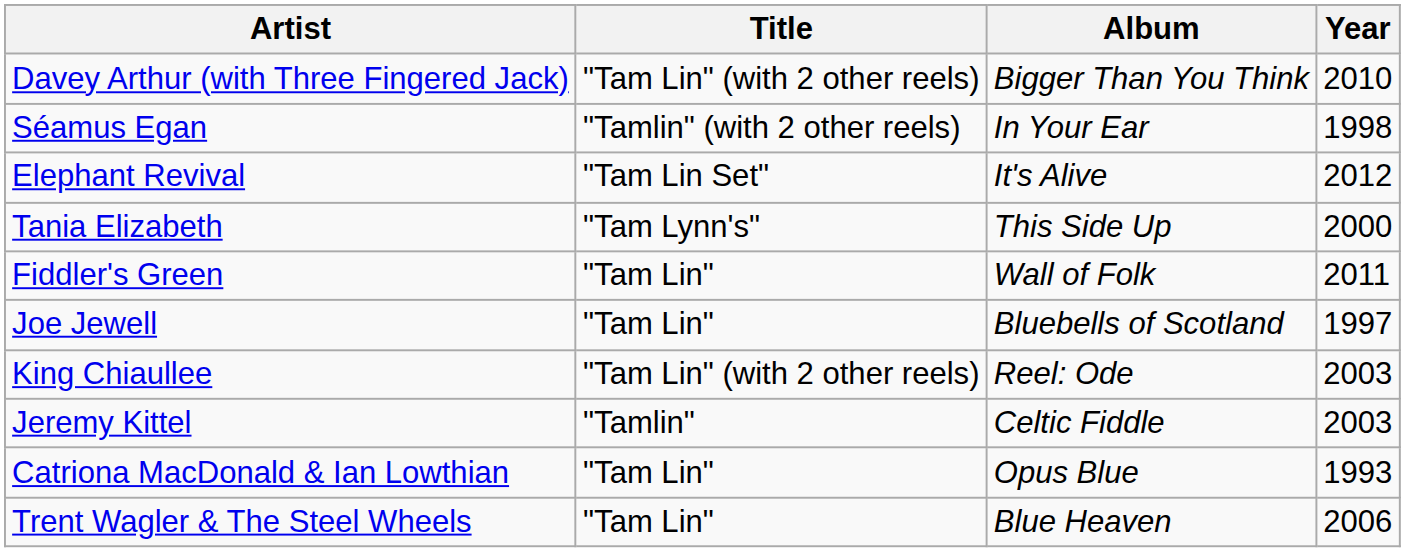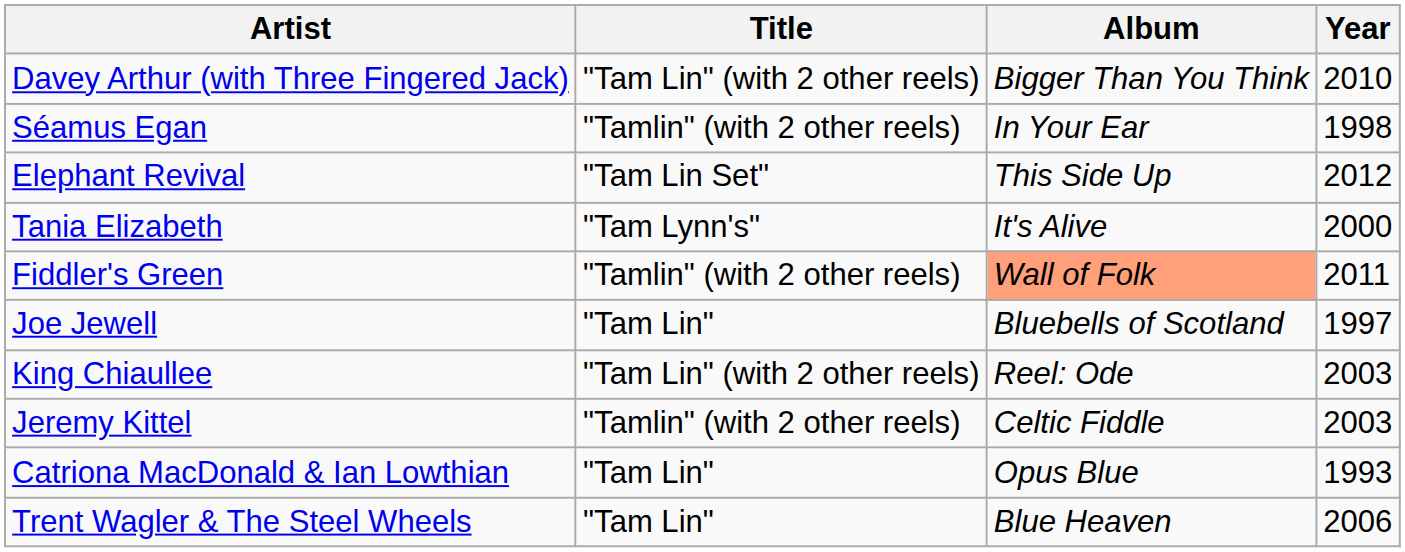(1051, 176) It's Alive -> (1083, 176) This Side Up
(1083, 226) This Side Up -> (1051, 226) It's Alive
(648, 275) "Tam Lin" -> (772, 275) "Tamlin" (with 2 other reels)
(1075, 275) no background -> (1075, 275) lightsalmon background
(639, 422) "Tamlin" -> (772, 422) "Tamlin" (with 2 other reels)
